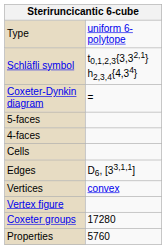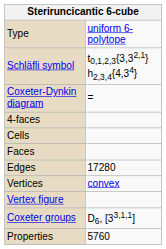- row: (24, 120)
+ row: (21, 151)
(111, 170) D6, [33,1,1] -> (102, 167) 17280
(102, 220) 17280 -> (111, 218) D6, [33,1,1]
